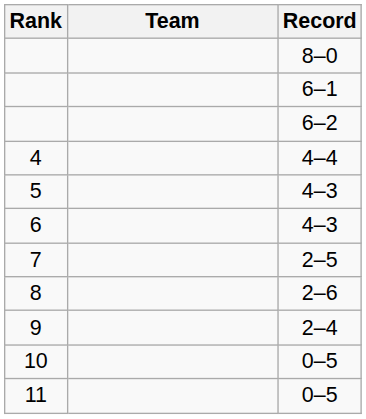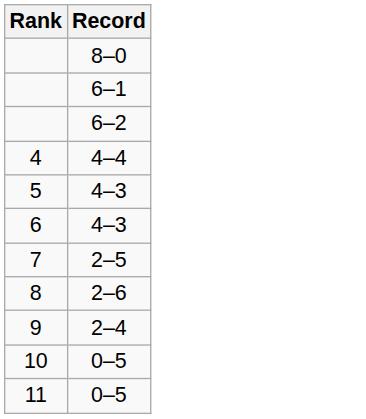- column: (172, 21)
